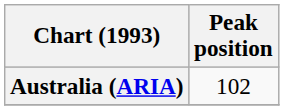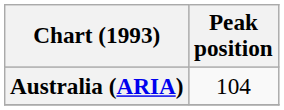(233, 85) 102 -> (233, 85) 104
